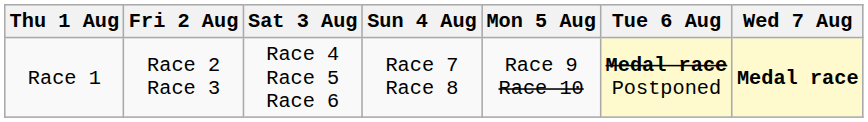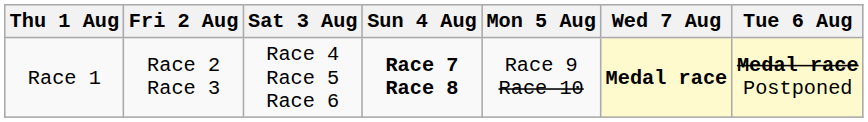columns swapped: (666, 21) <-> (798, 21)
(422, 78) normal -> (422, 78) bold
